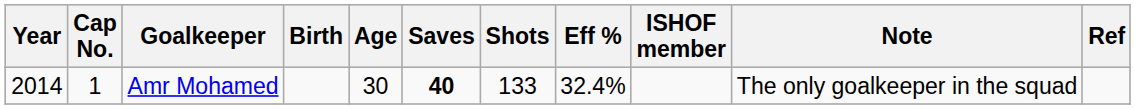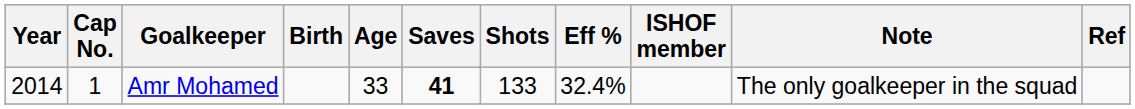(376, 85) 30 -> (376, 85) 33
(441, 85) 40 -> (441, 85) 41
